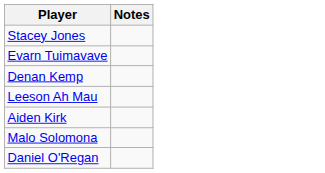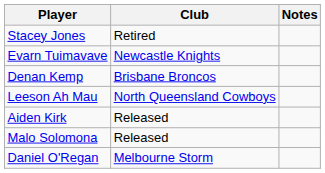+ column: (195, 15)
